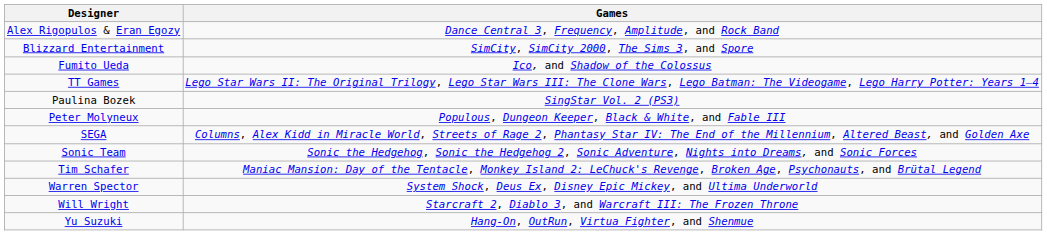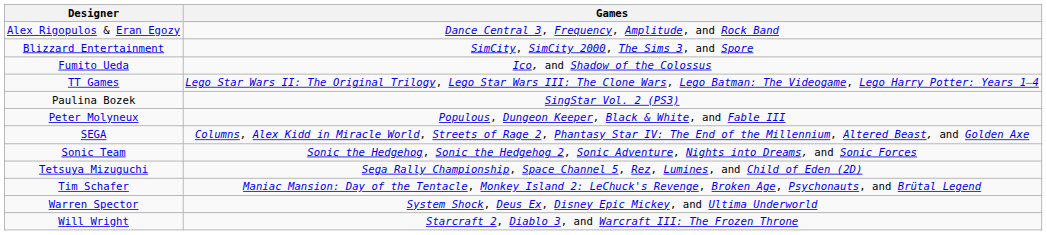+ row: (94, 169)
- row: (94, 222)
